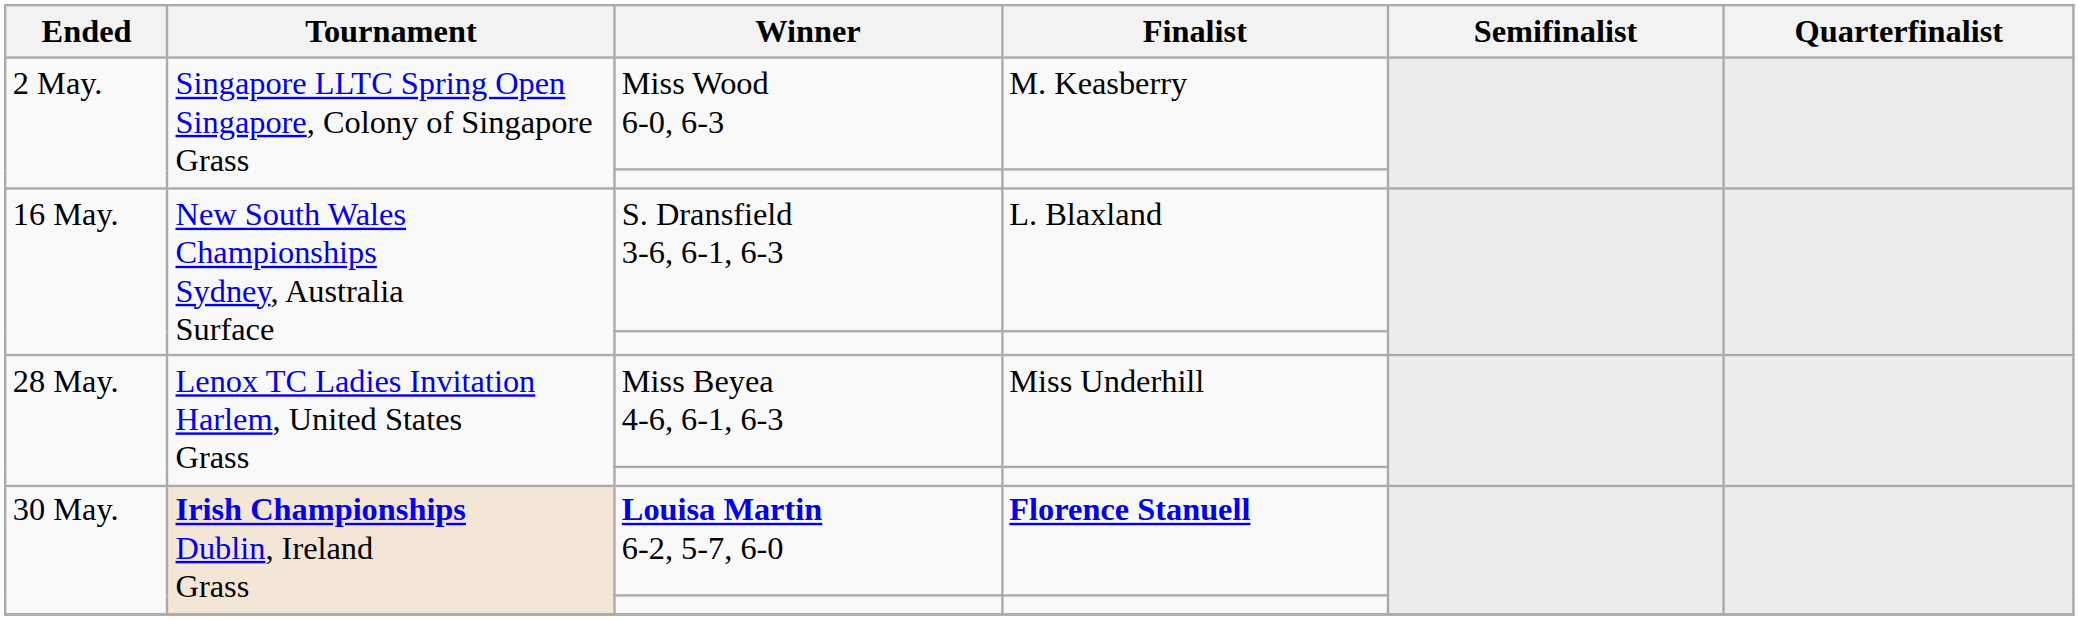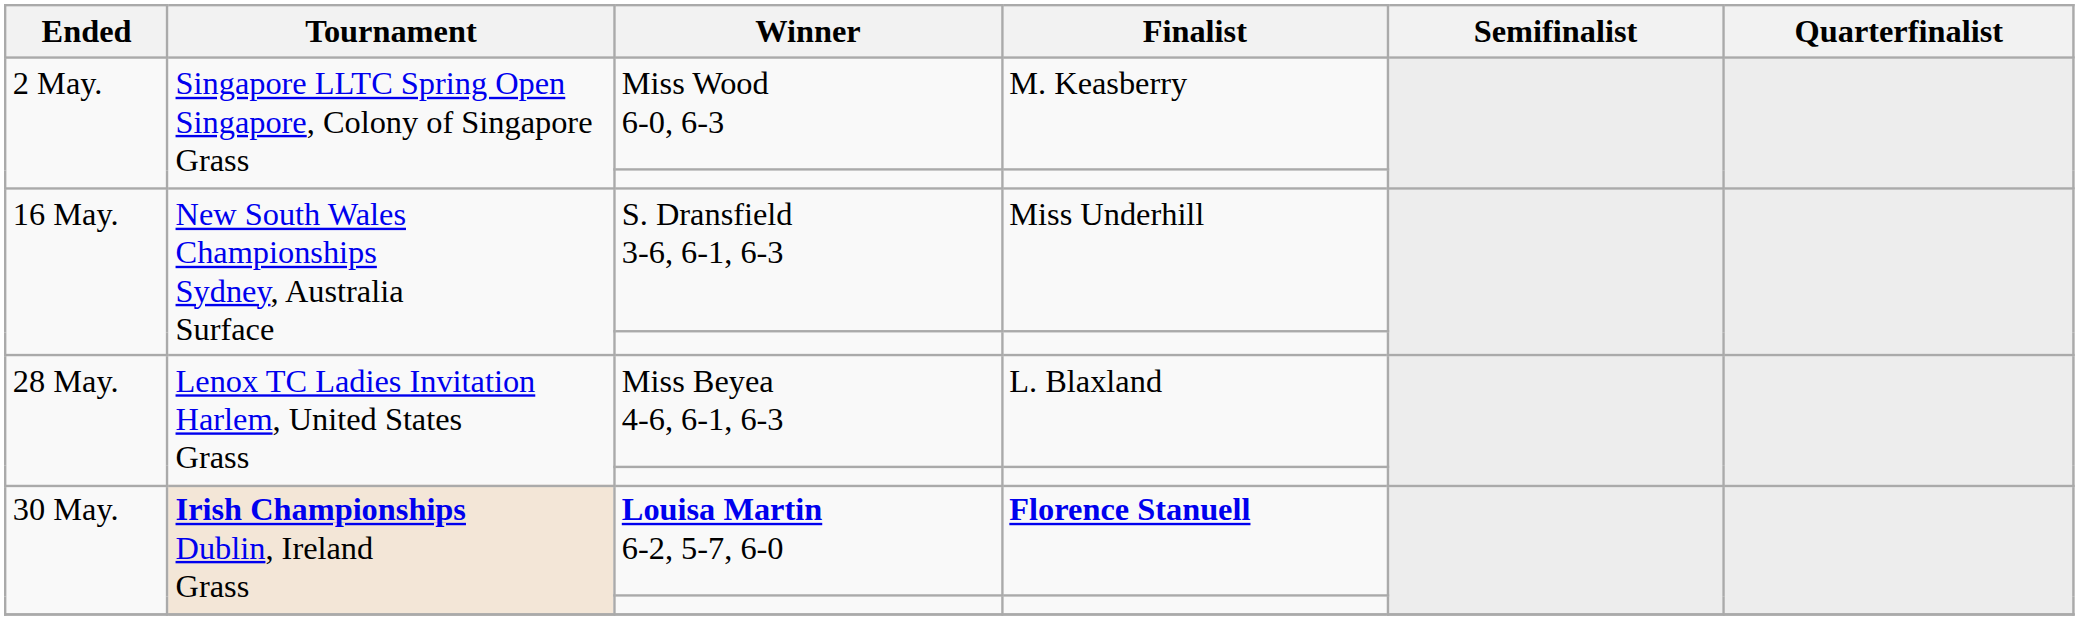(1086, 213) L. Blaxland -> (1107, 213) Miss Underhill
(1107, 381) Miss Underhill -> (1086, 381) L. Blaxland
